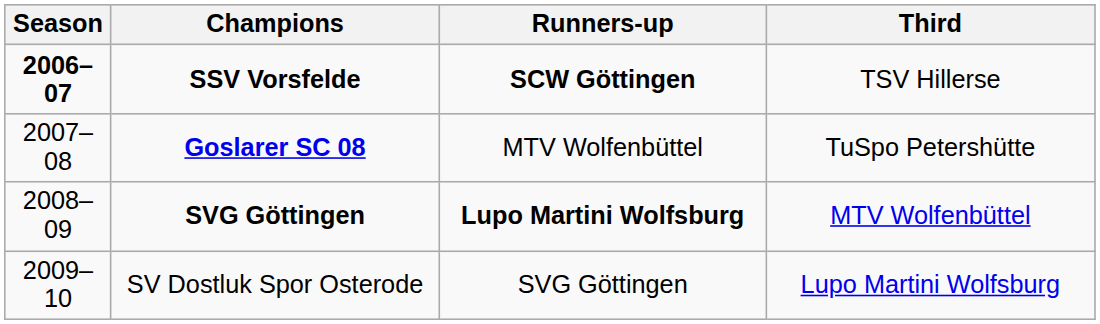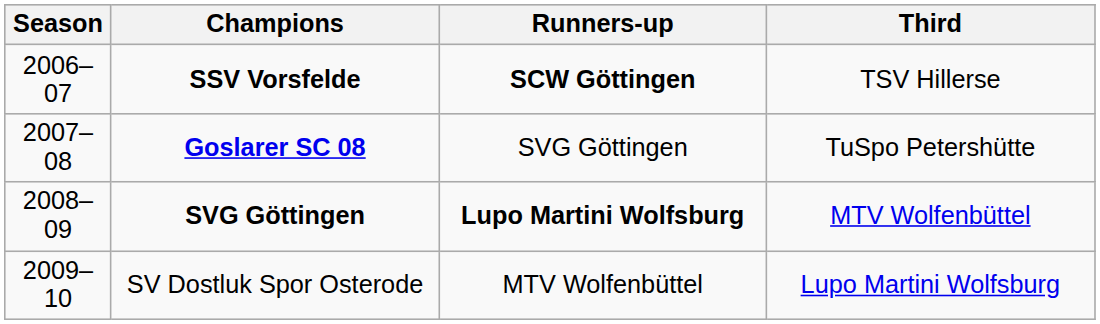(58, 78) bold -> (58, 78) normal
(603, 147) MTV Wolfenbüttel -> (603, 147) SVG Göttingen
(603, 284) SVG Göttingen -> (603, 284) MTV Wolfenbüttel
